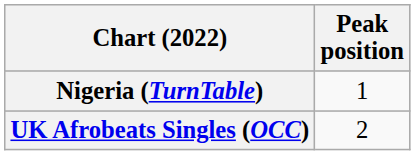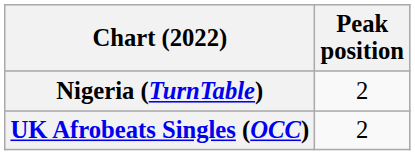(362, 90) 1 -> (362, 90) 2
